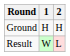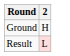- column: (46, 12)
